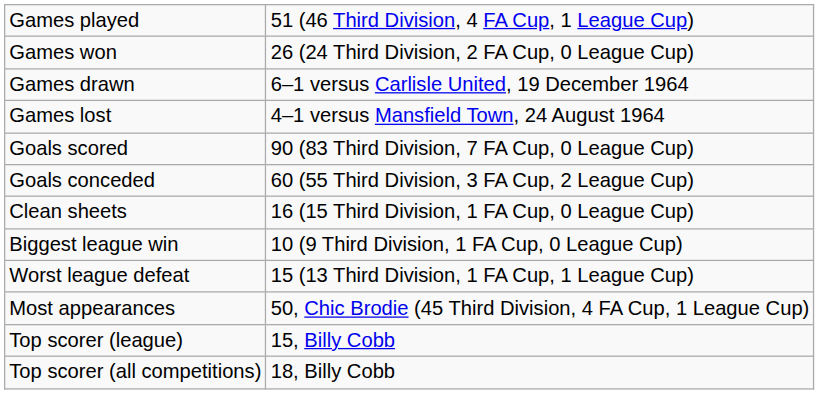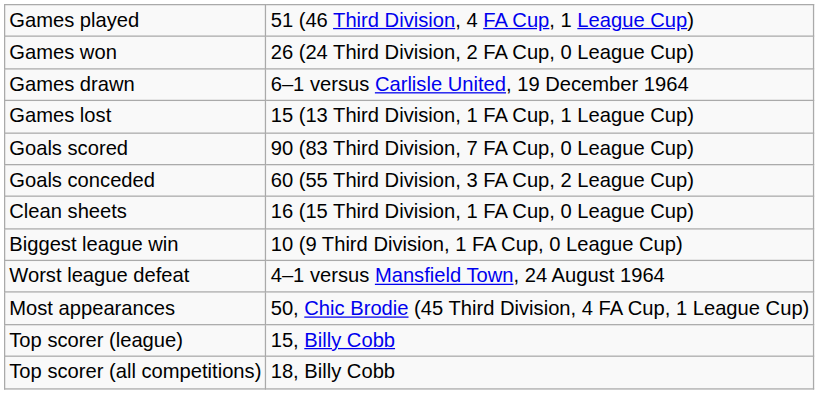(468, 116) 4–1 versus Mansfield Town, 24 August 1964 -> (482, 116) 15 (13 Third Division, 1 FA Cup, 1 League Cup)
(482, 276) 15 (13 Third Division, 1 FA Cup, 1 League Cup) -> (468, 276) 4–1 versus Mansfield Town, 24 August 1964
